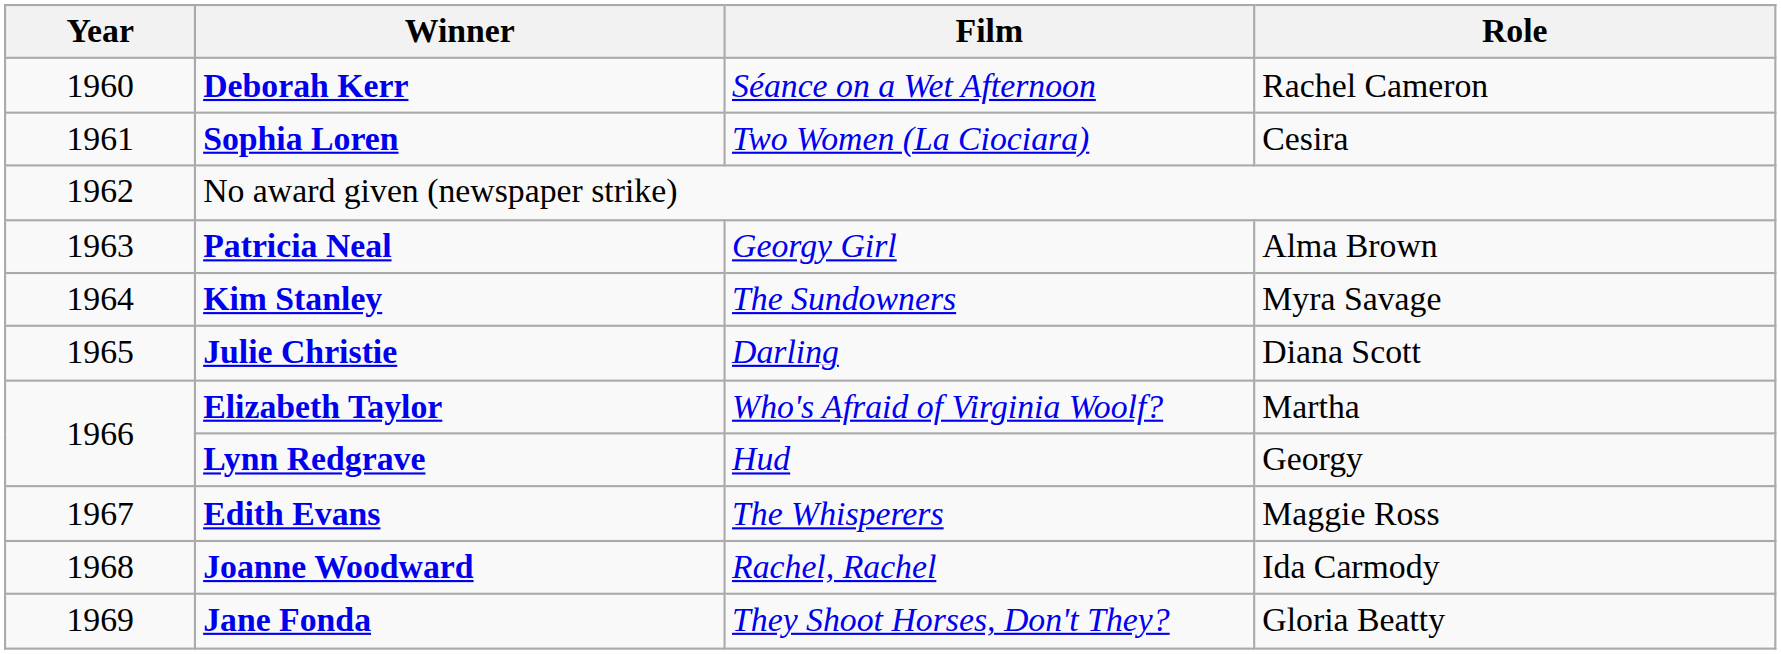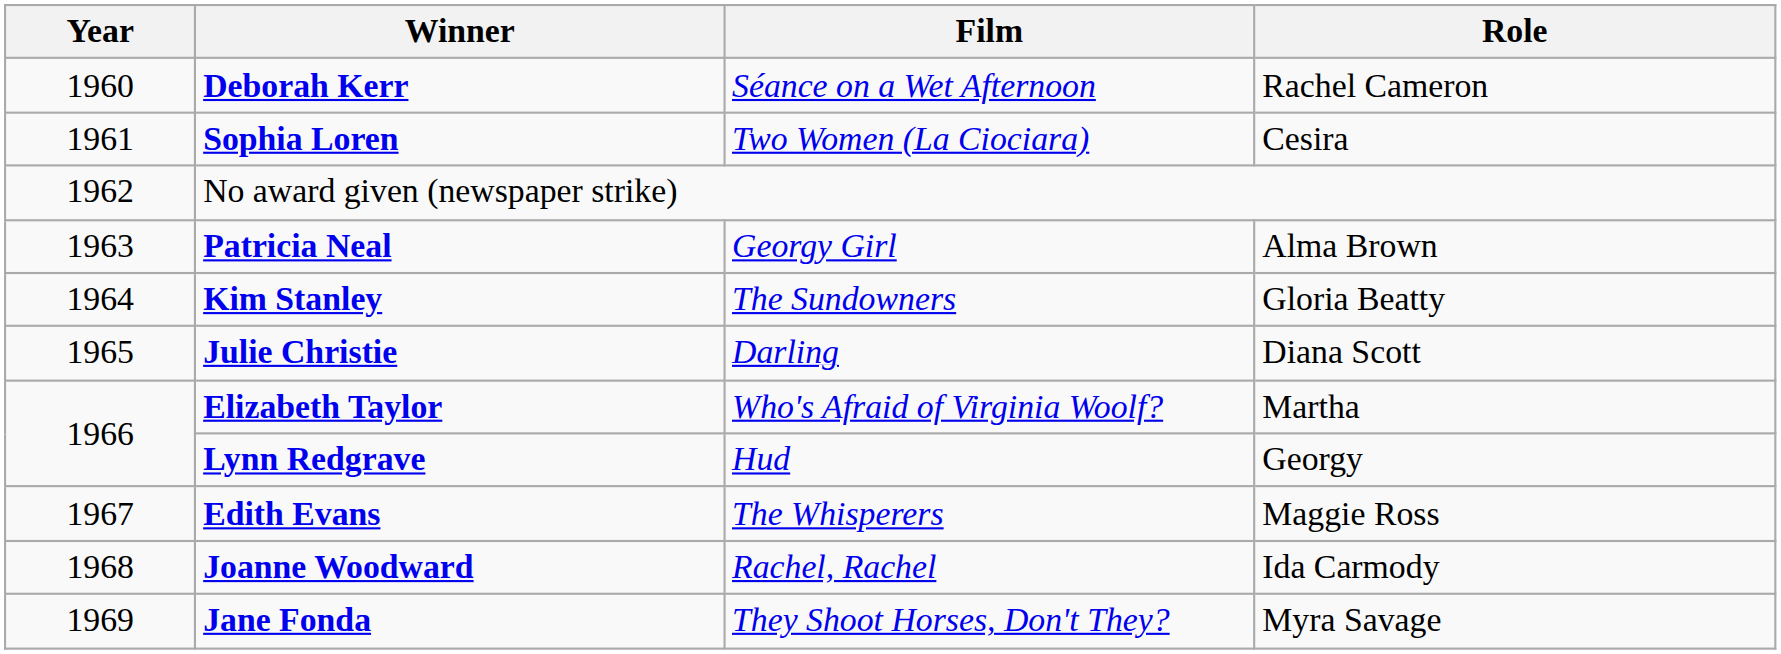(1352, 298) Myra Savage -> (1354, 298) Gloria Beatty
(1354, 620) Gloria Beatty -> (1352, 620) Myra Savage
